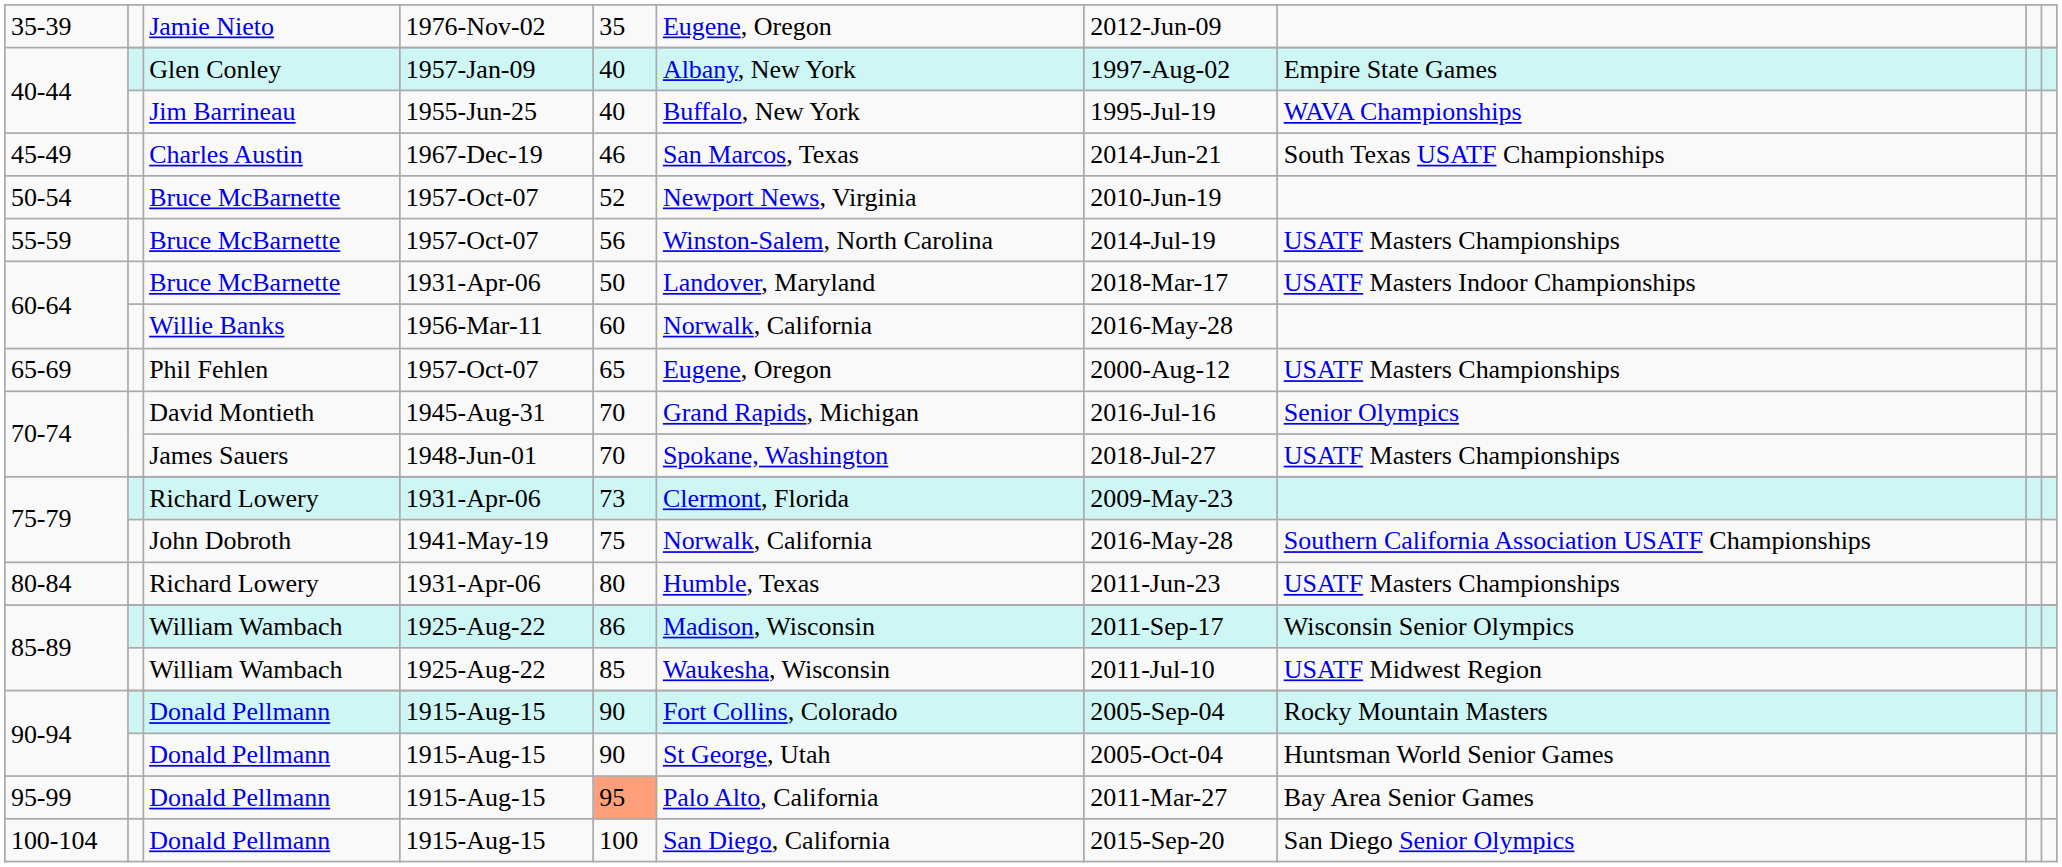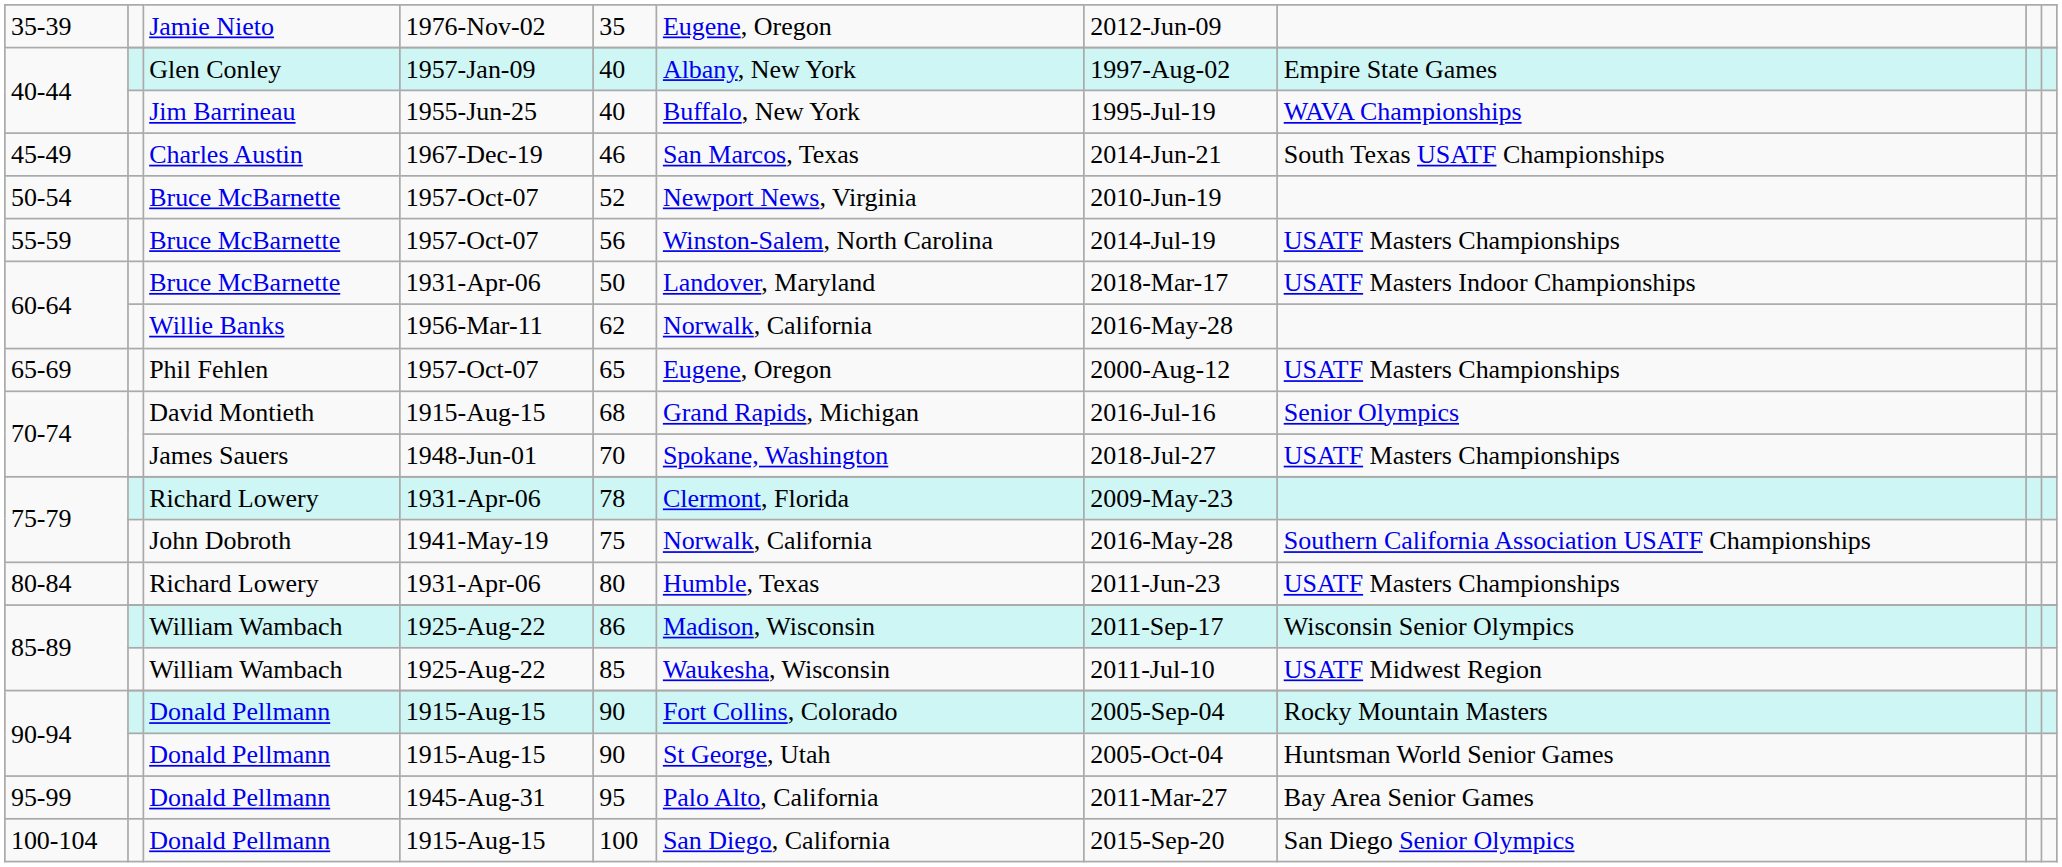(612, 326) 60 -> (612, 326) 62
(476, 411) 1945-Aug-31 -> (476, 411) 1915-Aug-15
(612, 411) 70 -> (612, 411) 68
(612, 497) 73 -> (612, 497) 78
(476, 797) 1915-Aug-15 -> (476, 797) 1945-Aug-31
(612, 797) lightsalmon background -> (612, 797) no background
